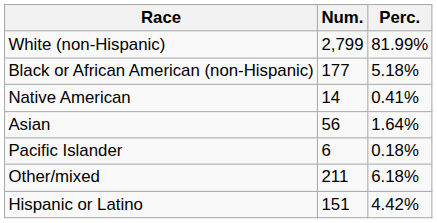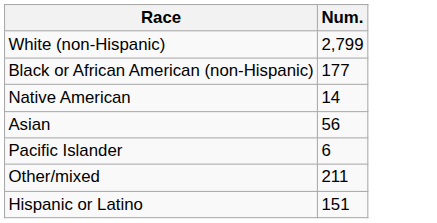- column: (400, 17)
